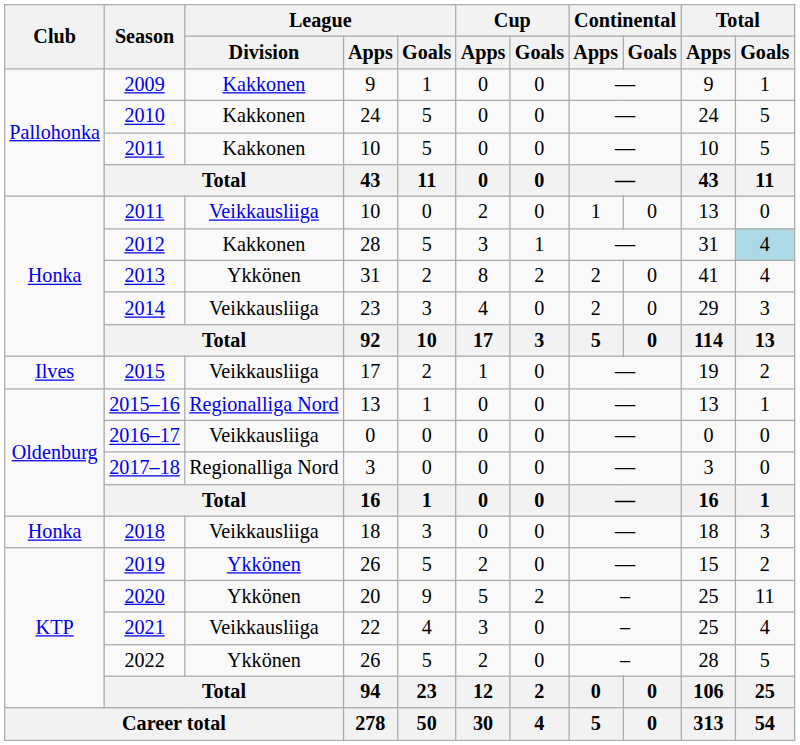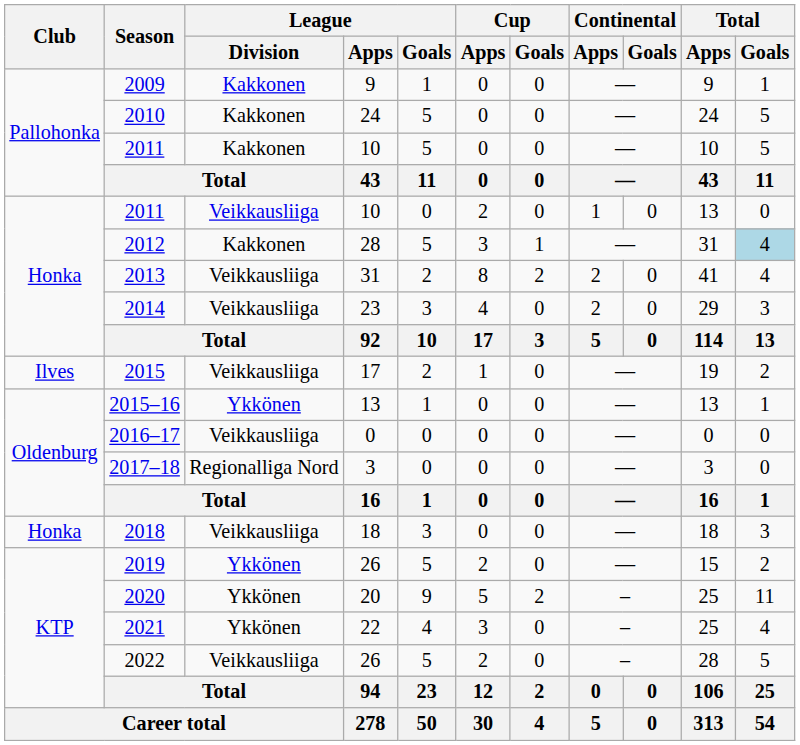(264, 276) Ykkönen -> (264, 276) Veikkausliiga
(264, 404) Regionalliga Nord -> (264, 404) Ykkönen
(264, 627) Veikkausliiga -> (264, 627) Ykkönen
(264, 659) Ykkönen -> (264, 659) Veikkausliiga
